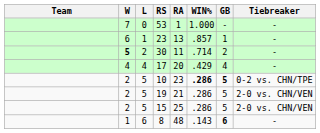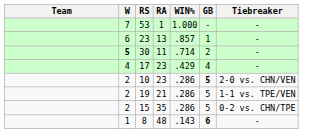- column: (144, 11)
(178, 66) 20 -> (161, 66) 23
(202, 80) bold -> (185, 80) normal
(274, 80) 0-2 vs. CHN/TPE -> (257, 80) 2-0 vs. CHN/VEN
(274, 94) 2-0 vs. CHN/VEN -> (257, 94) 1-1 vs. TPE/VEN
(178, 108) 25 -> (161, 108) 35
(274, 108) 2-0 vs. CHN/VEN -> (257, 108) 0-2 vs. CHN/TPE
